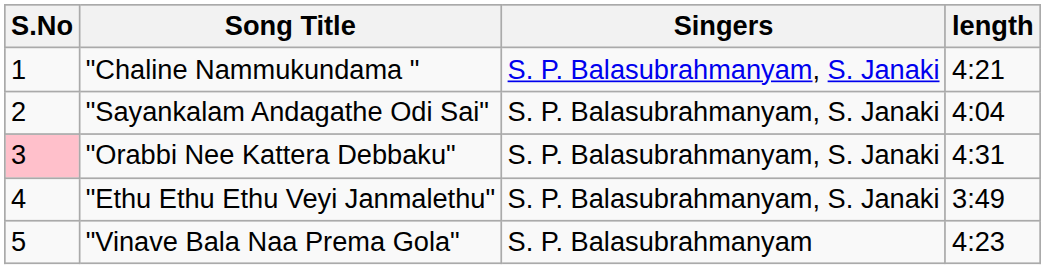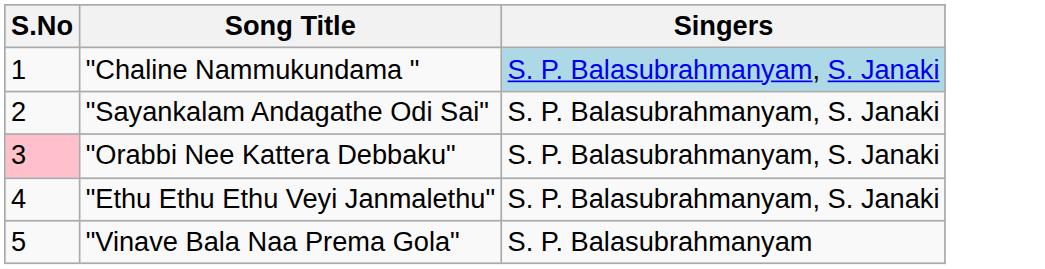- column: (993, 26)
(724, 69) no background -> (724, 69) lightblue background
